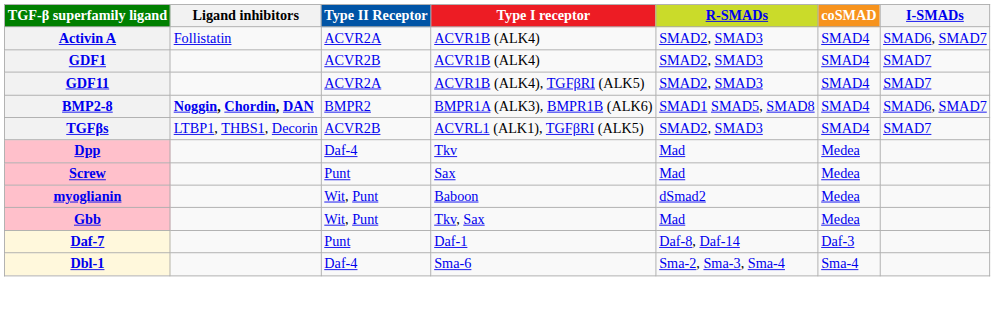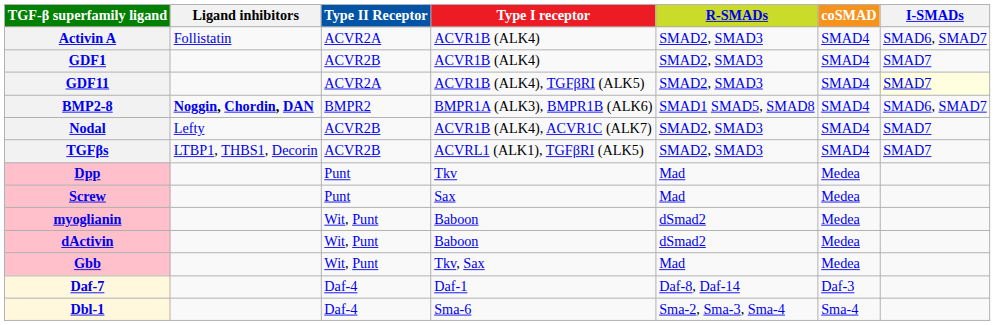(907, 83) no background -> (907, 83) lightyellow background
+ row: (87, 128)
(341, 151) Daf-4 -> (337, 173) Punt
+ row: (87, 241)
(337, 241) Punt -> (341, 286) Daf-4
